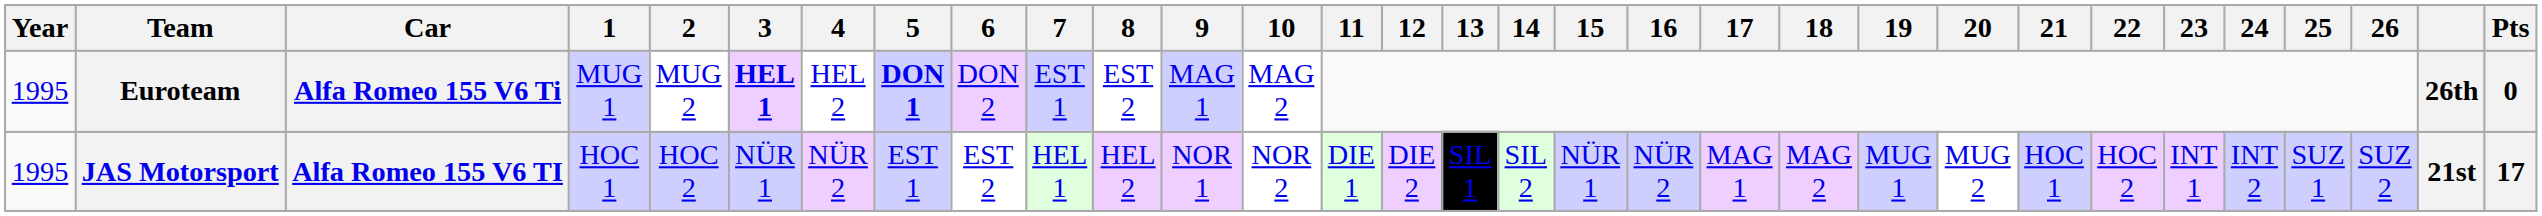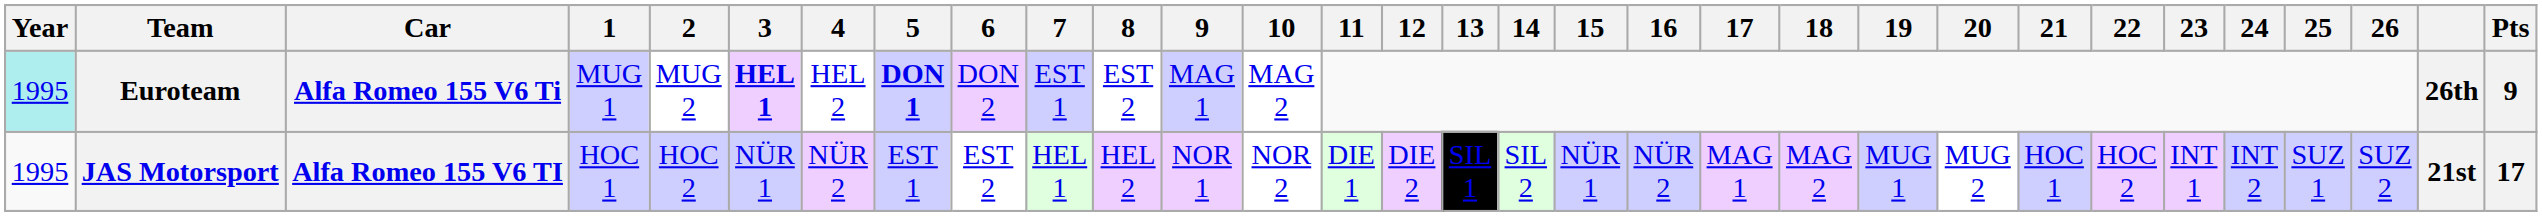(40, 90) no background -> (40, 90) paleturquoise background
(2511, 90) 0 -> (2511, 90) 9
